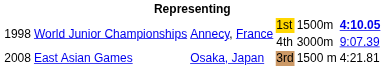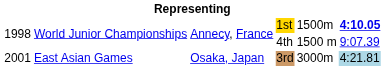(315, 42) 3000m -> (317, 42) 1500 m
(18, 58) 2008 -> (18, 58) 2001
(317, 58) 1500 m -> (315, 58) 3000m
(360, 58) no background -> (360, 58) lightblue background
